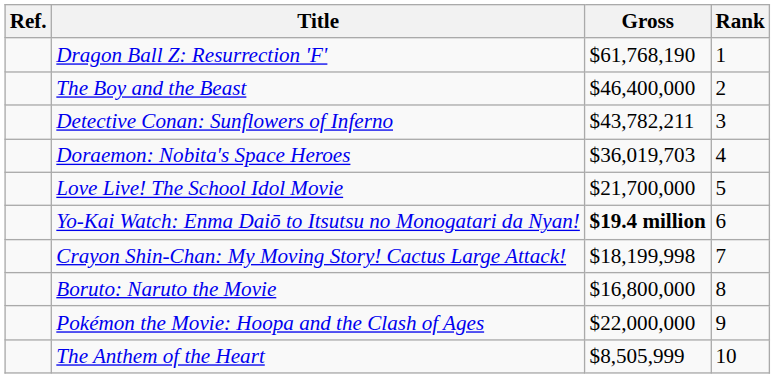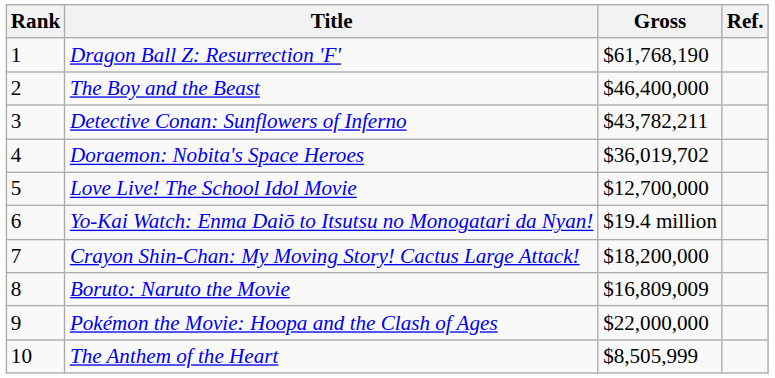columns swapped: (740, 21) <-> (28, 21)
(642, 155) $36,019,703 -> (656, 155) $36,019,702
(642, 188) $21,700,000 -> (656, 188) $12,700,000
(648, 222) bold -> (660, 222) normal
(642, 255) $18,199,998 -> (656, 255) $18,200,000
(642, 289) $16,800,000 -> (656, 289) $16,809,009
